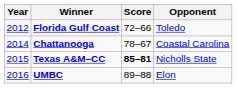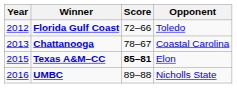(18, 43) 2014 -> (18, 43) 2013
(186, 59) Nicholls State -> (166, 59) Elon
(166, 75) Elon -> (186, 75) Nicholls State
